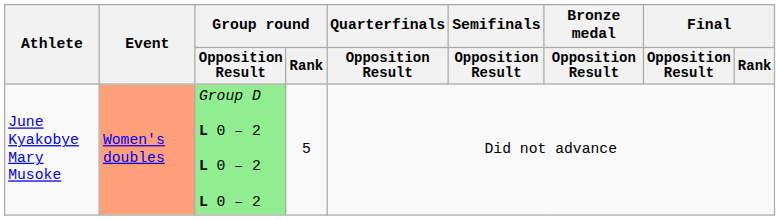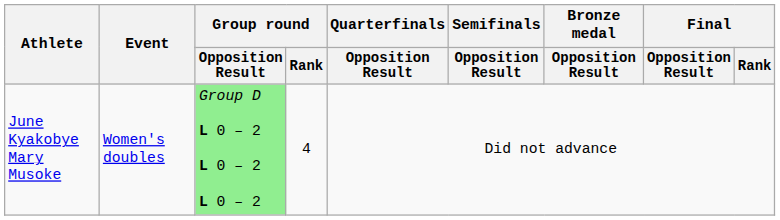(134, 149) lightsalmon background -> (134, 149) no background
(306, 149) 5 -> (306, 149) 4
